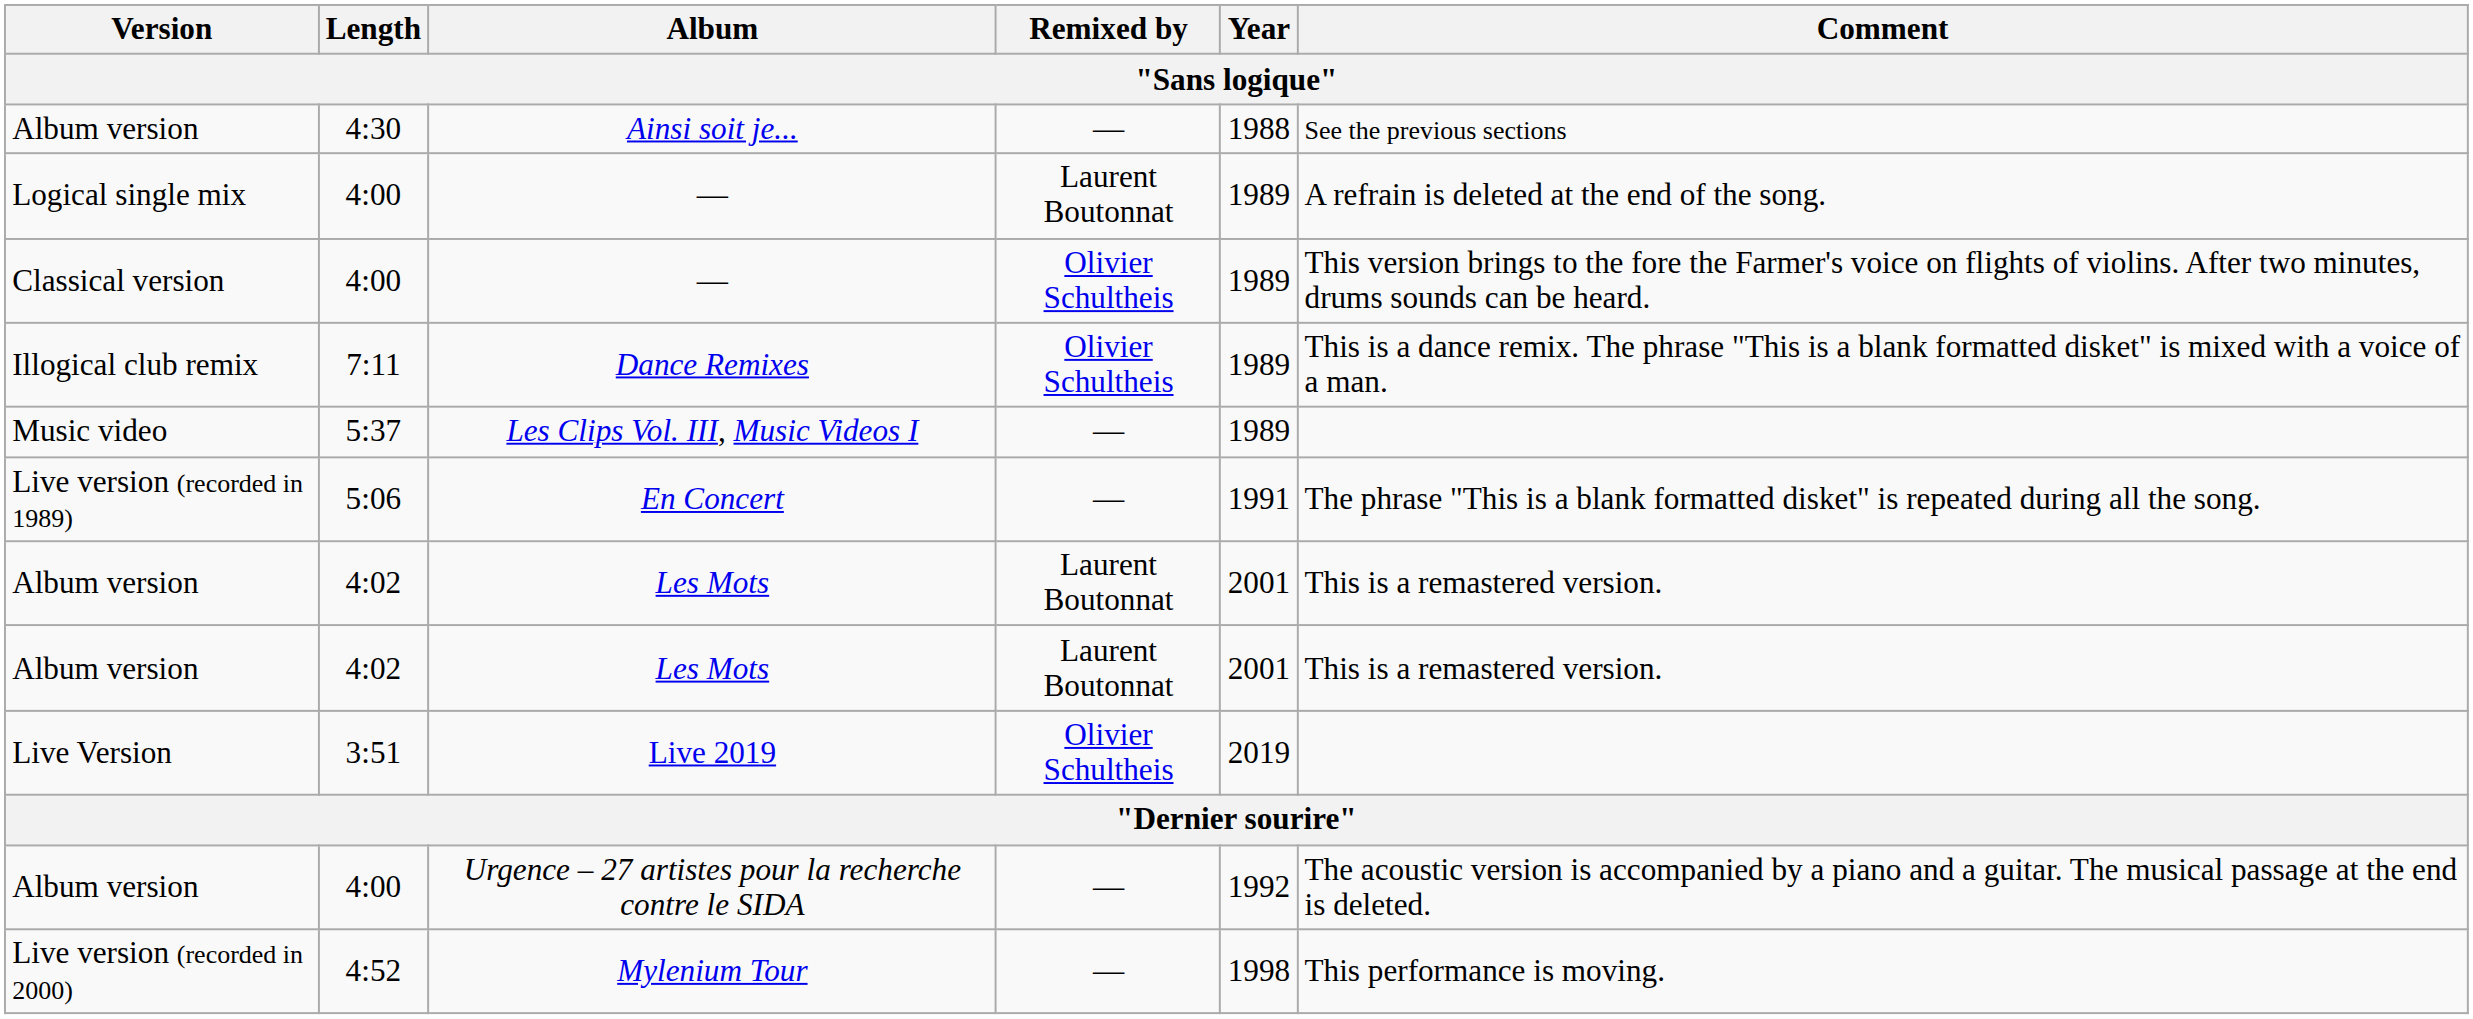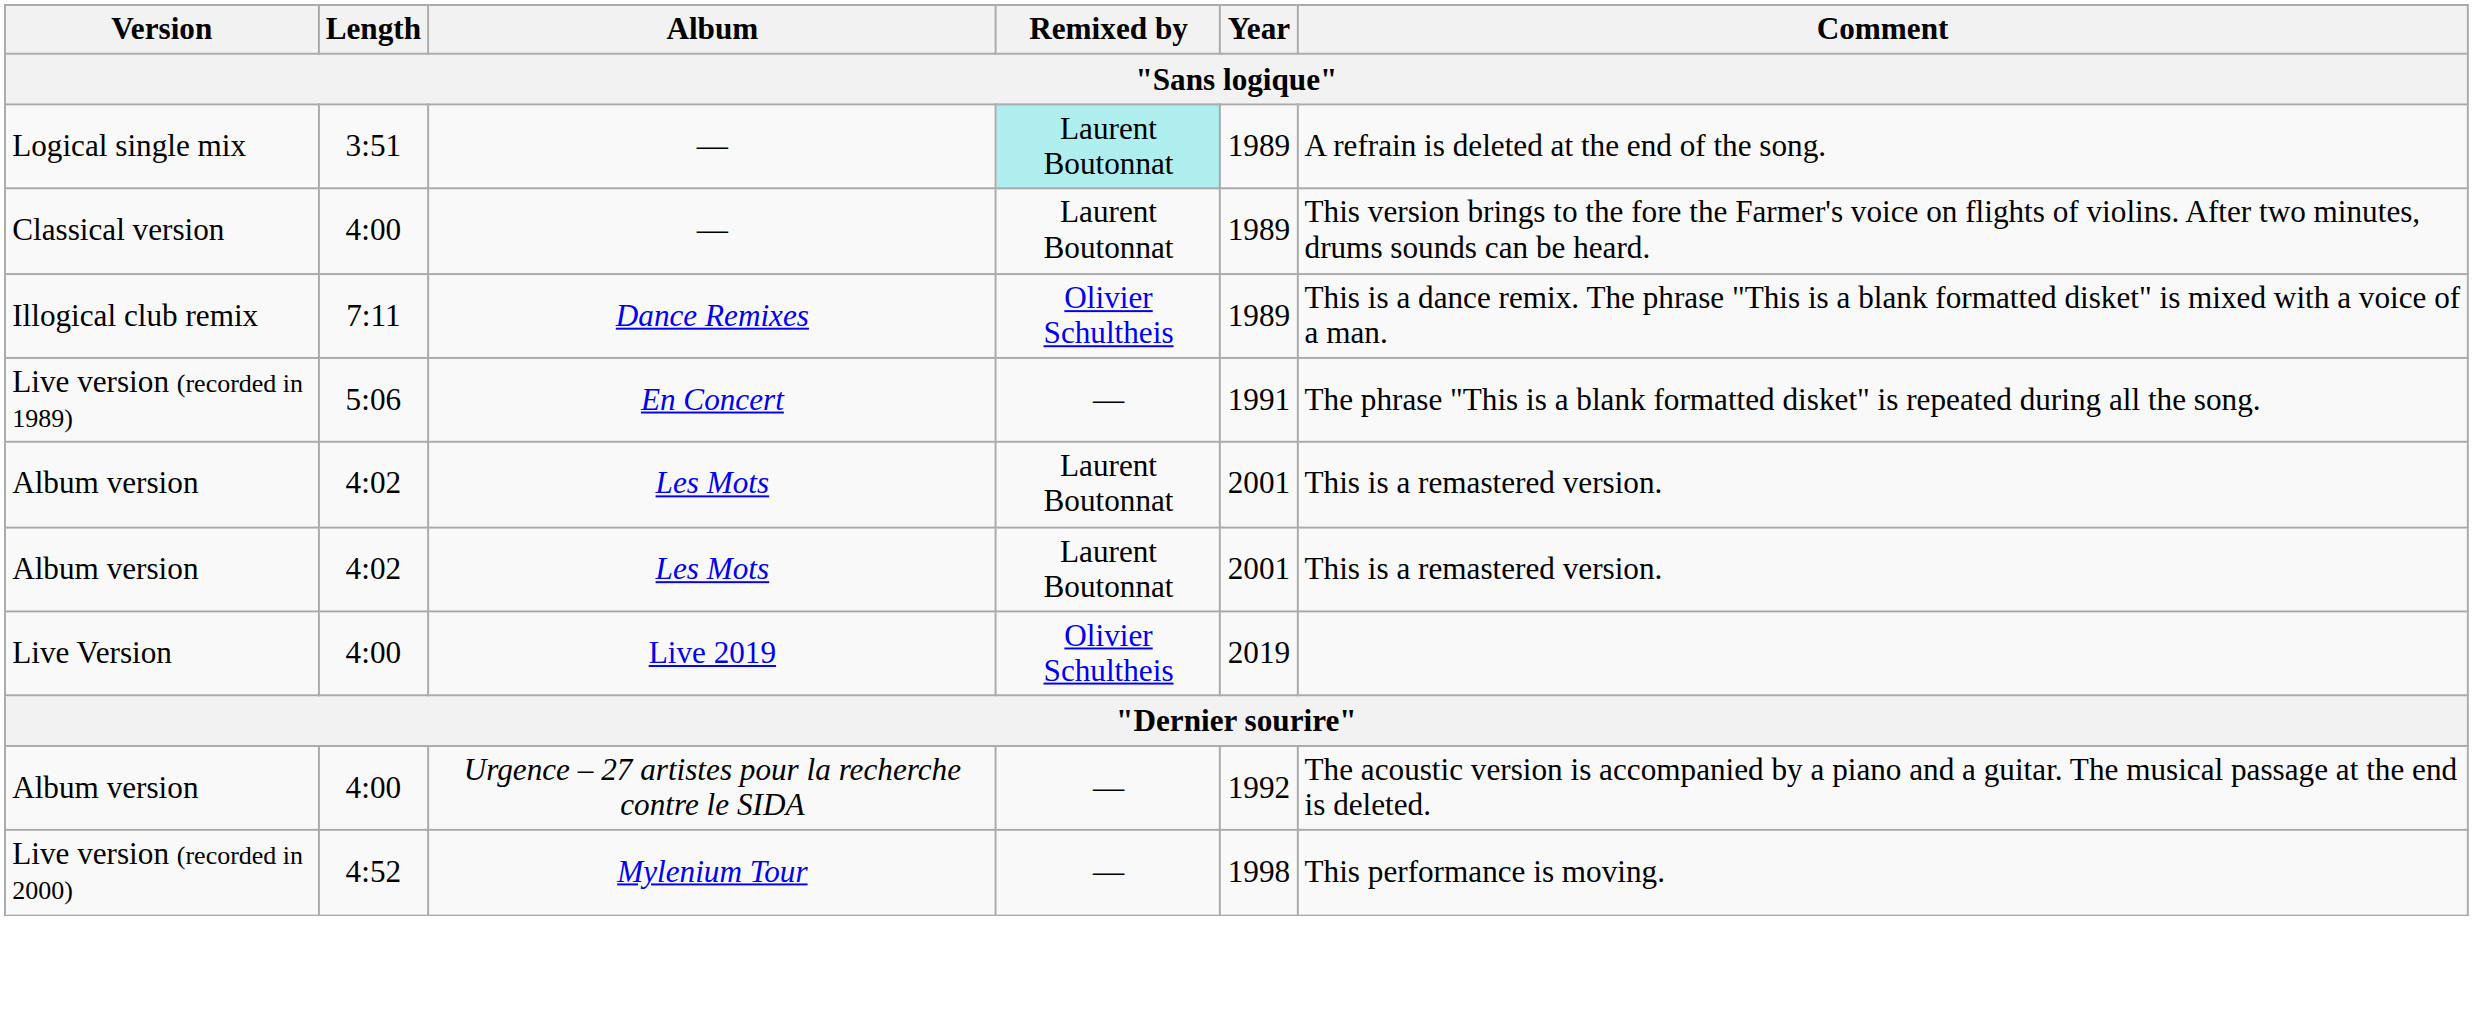- row: (105, 128)
(373, 195) 4:00 -> (373, 145) 3:51
(1109, 195) no background -> (1109, 145) paleturquoise background
(1109, 279) Olivier Schultheis -> (1109, 230) Laurent Boutonnat
- row: (90, 431)
(373, 752) 3:51 -> (373, 653) 4:00
